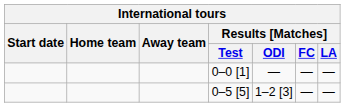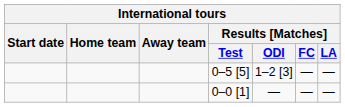rows swapped: (230, 92) <-> (230, 72)
